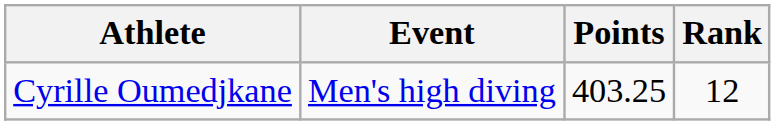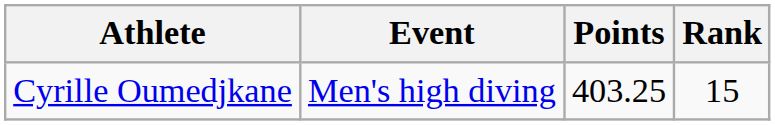(722, 89) 12 -> (722, 89) 15
